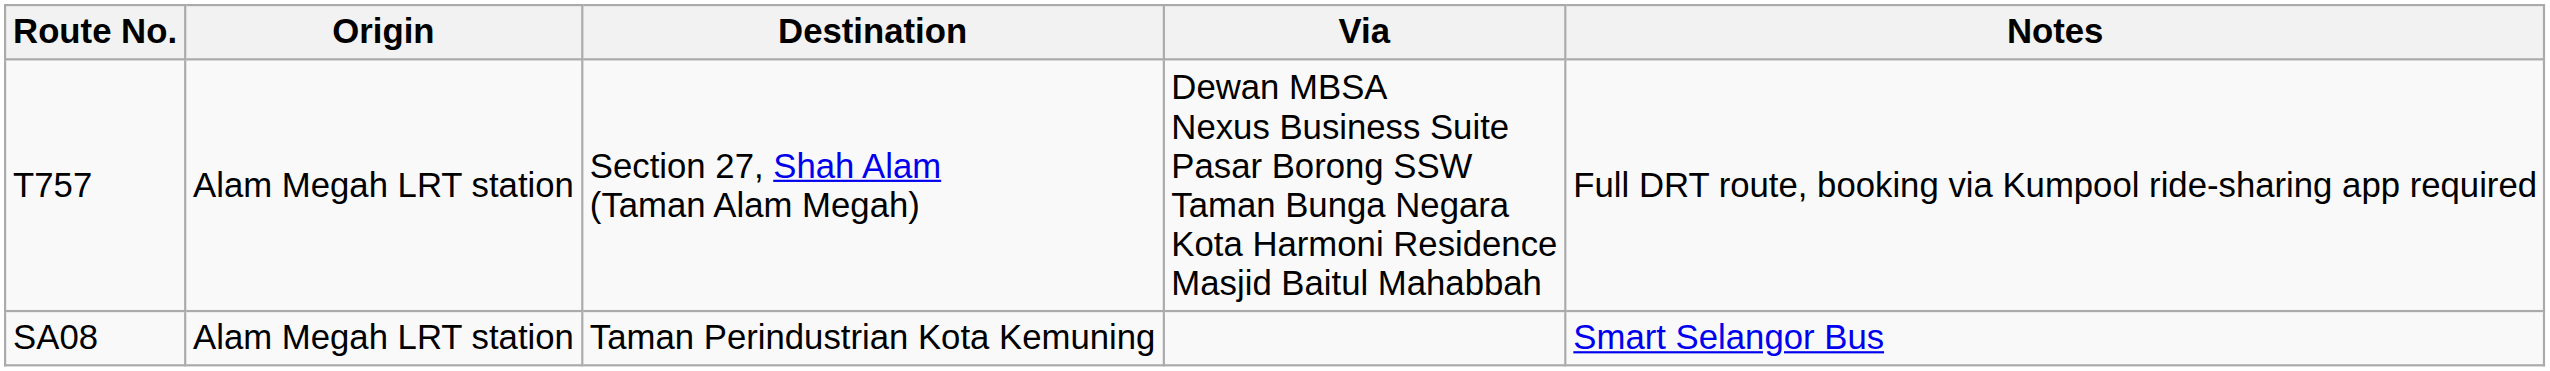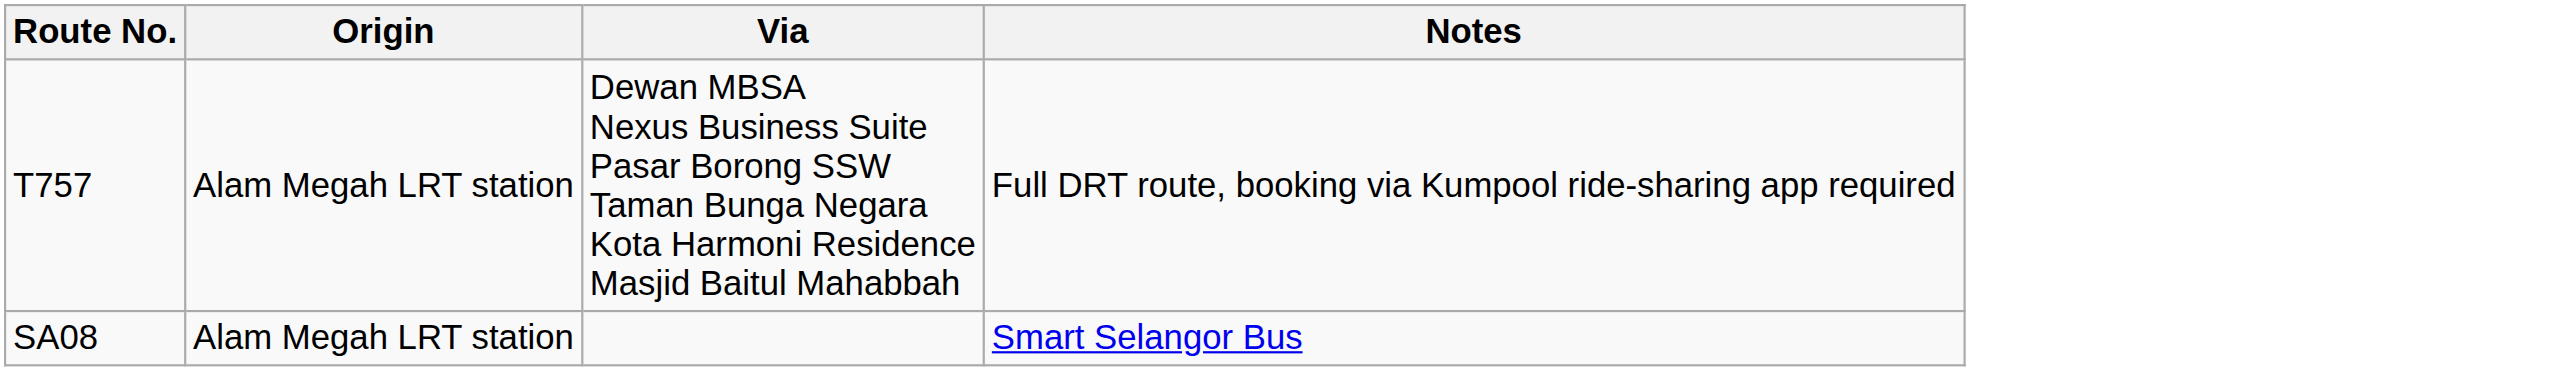- column: (873, 32)
